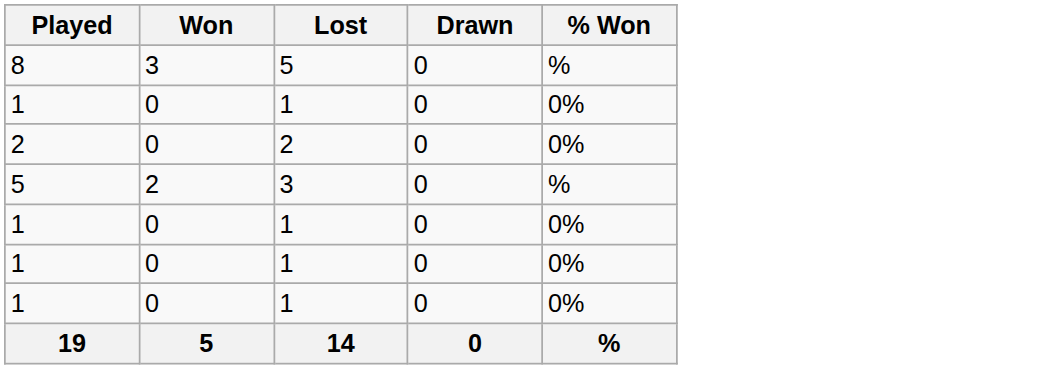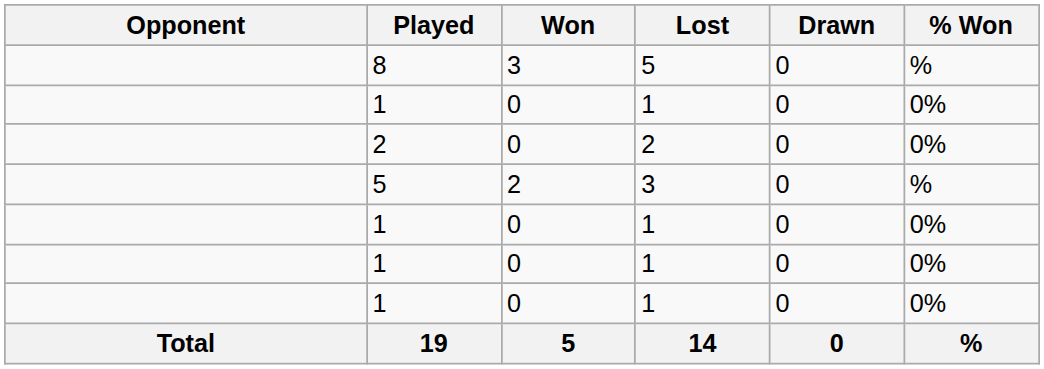+ column: (186, 25)
